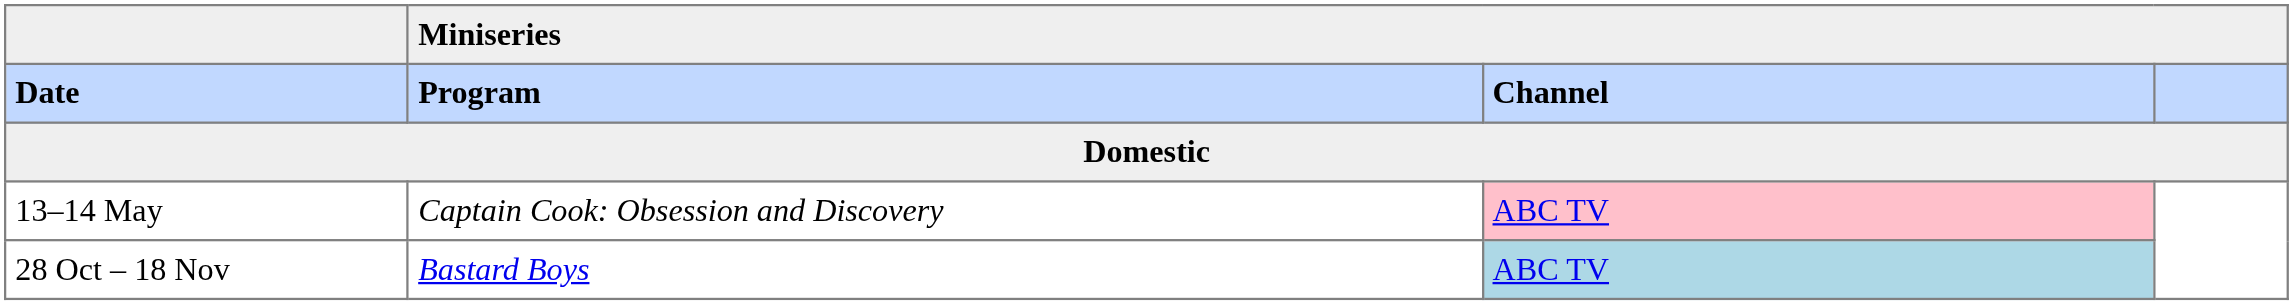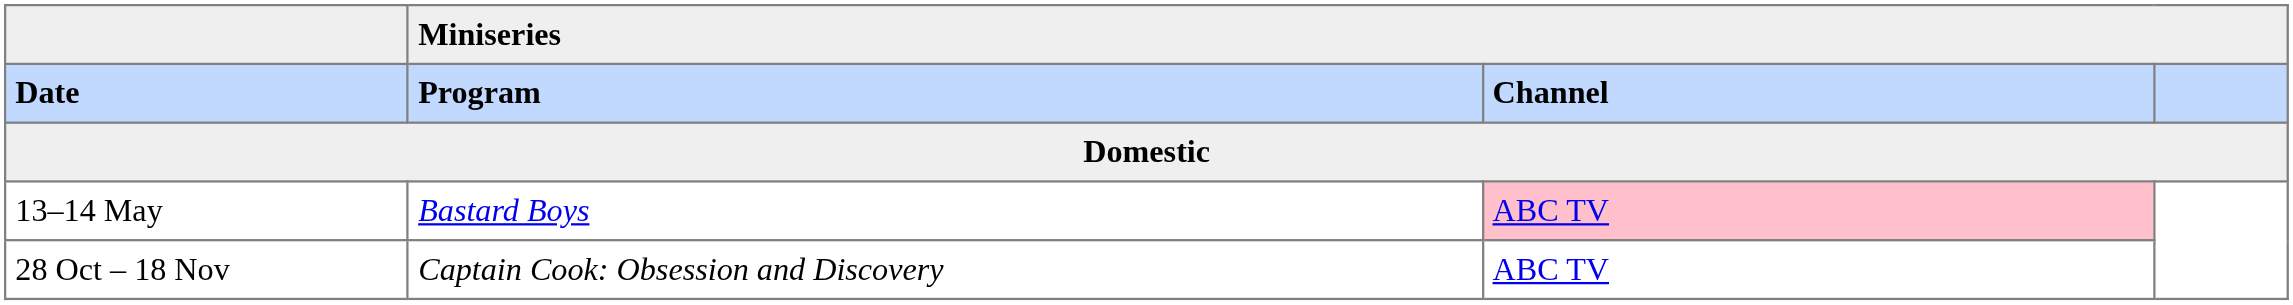(681, 210) Captain Cook: Obsession and Discovery -> (504, 210) Bastard Boys
(504, 268) Bastard Boys -> (681, 268) Captain Cook: Obsession and Discovery
(1551, 268) lightblue background -> (1551, 268) no background
